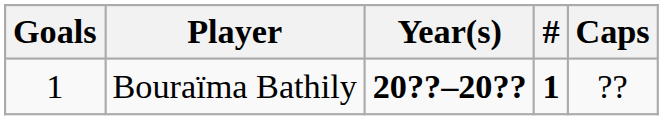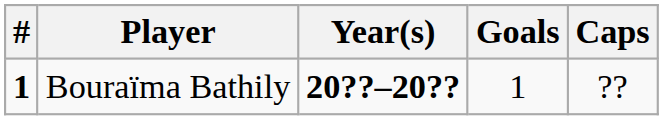columns swapped: (551, 31) <-> (55, 31)
